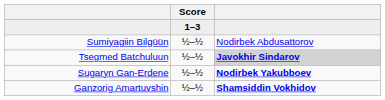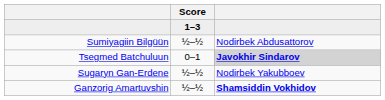(192, 57) ½–½ -> (192, 57) 0–1
(264, 73) bold -> (260, 73) normal
